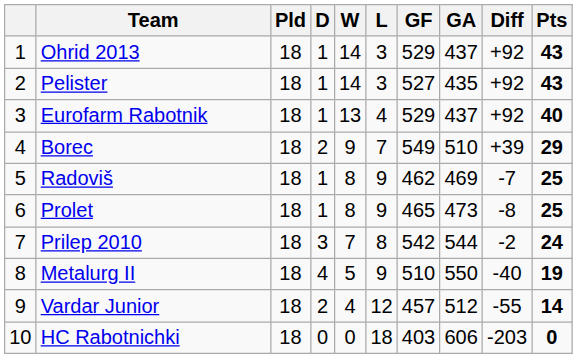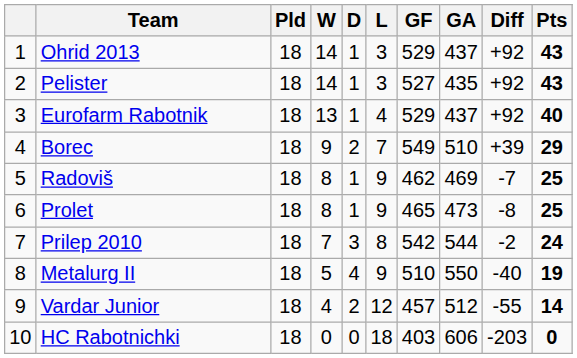columns swapped: (350, 20) <-> (322, 20)
